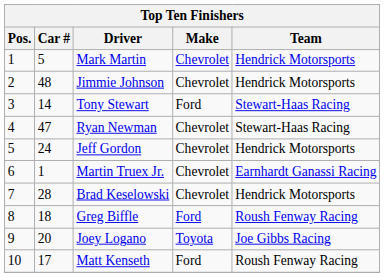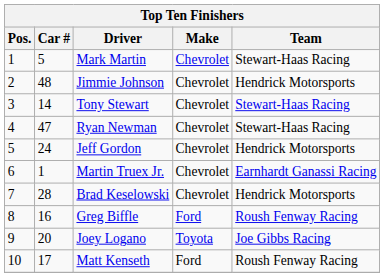(295, 60) Hendrick Motorsports -> (293, 60) Stewart-Haas Racing
(188, 105) Ford -> (202, 105) Chevrolet
(44, 216) 18 -> (44, 216) 16
